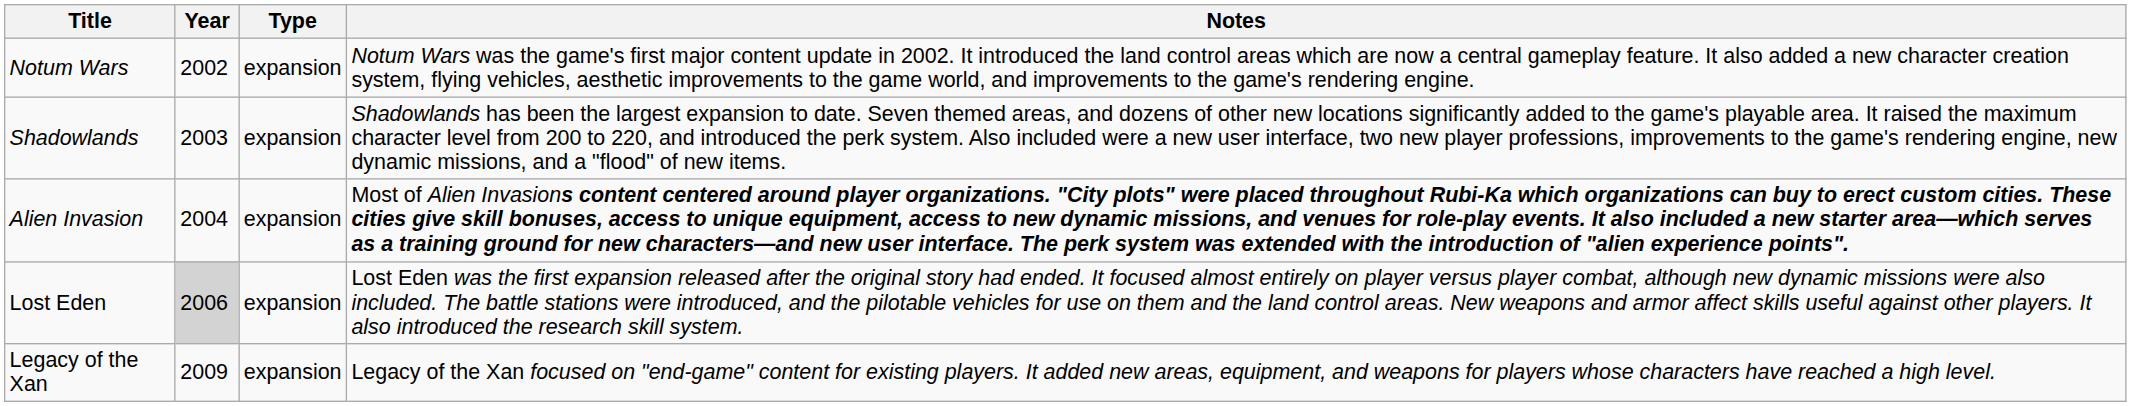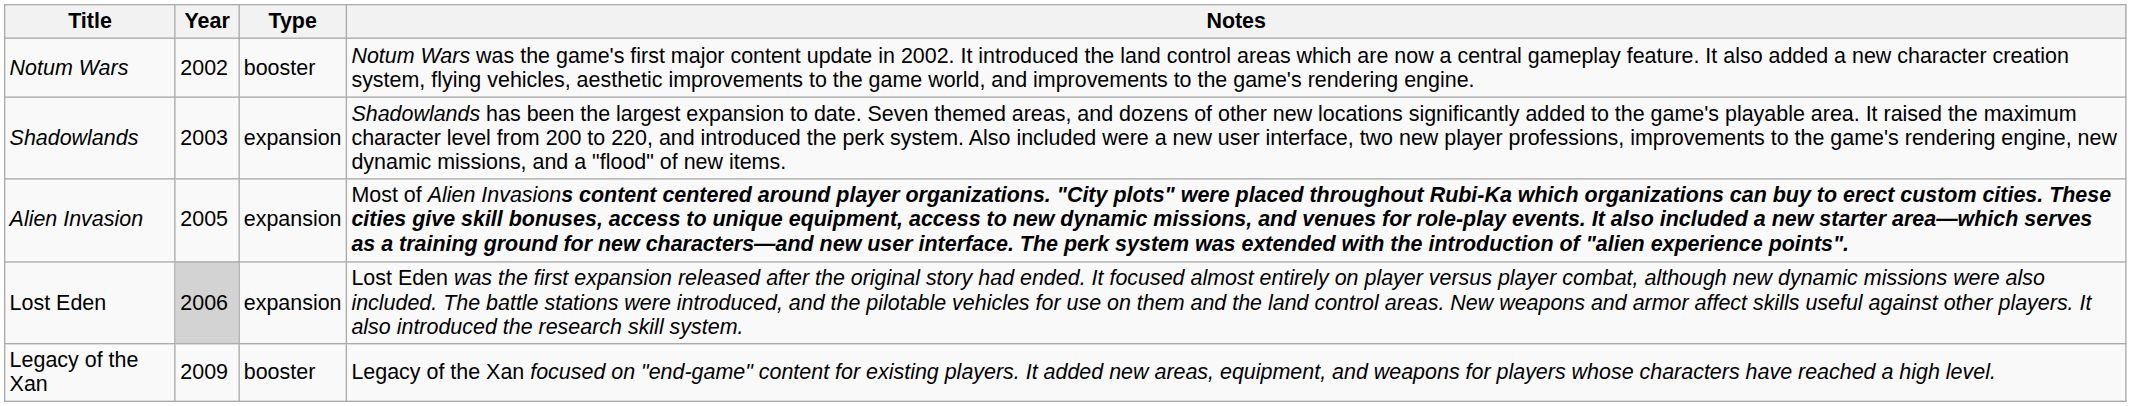(293, 67) expansion -> (280, 67) booster
(204, 219) 2004 -> (204, 219) 2005
(293, 372) expansion -> (280, 372) booster
